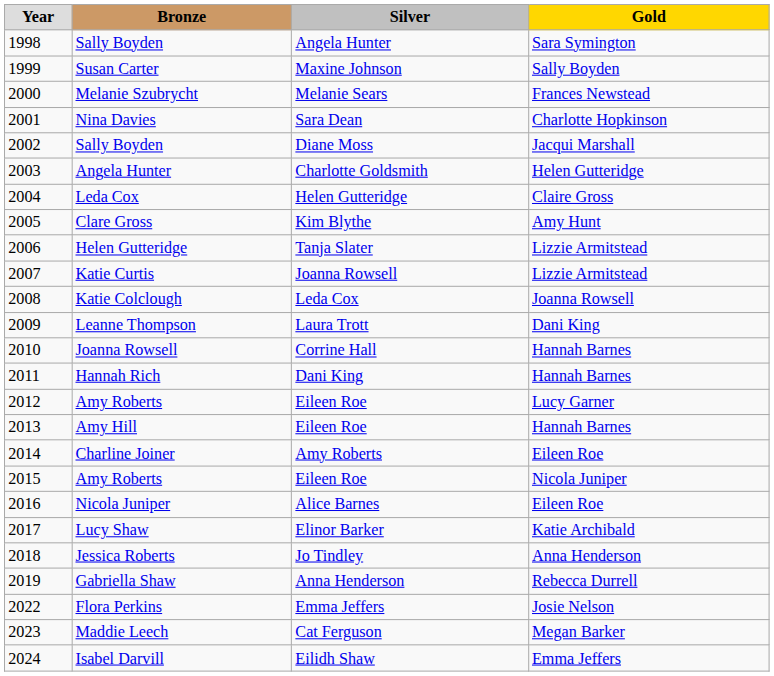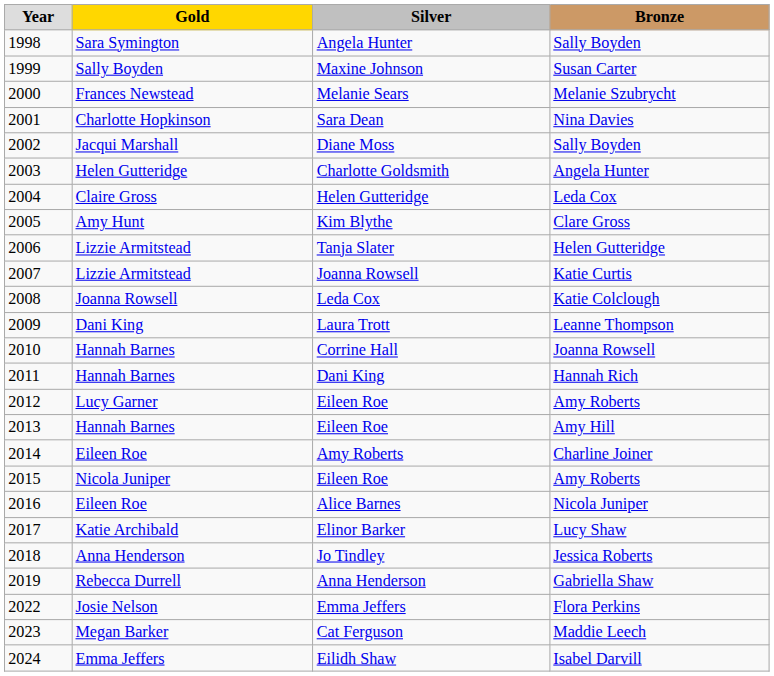columns swapped: (649, 17) <-> (182, 17)
